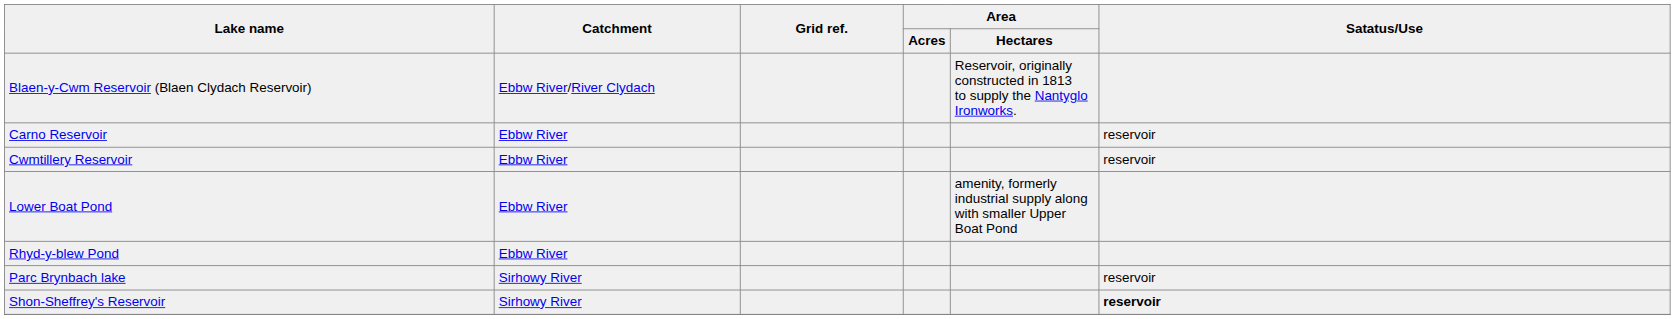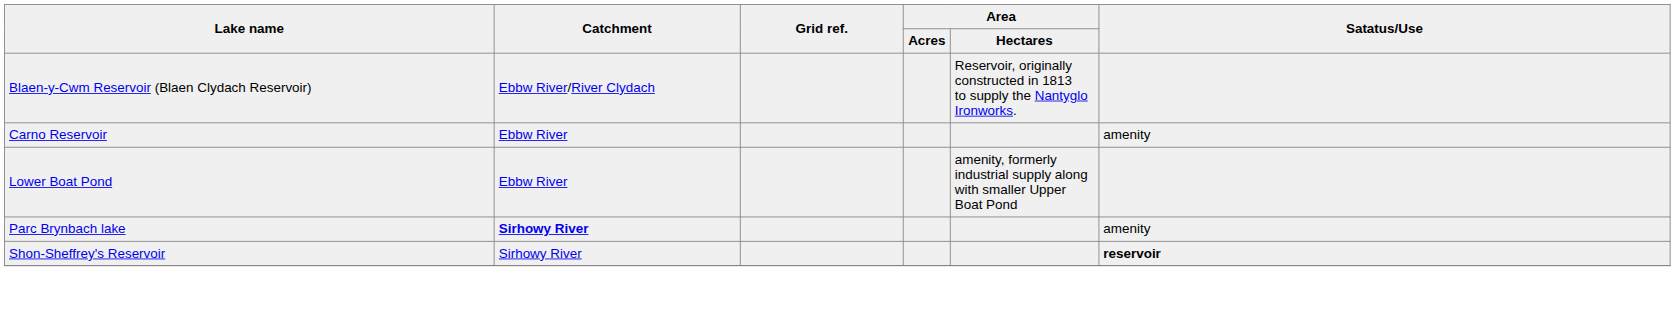(1129, 135) reservoir -> (1127, 135) amenity
- row: (71, 159)
- row: (64, 253)
(540, 277) normal -> (544, 229) bold
(1129, 277) reservoir -> (1127, 229) amenity
